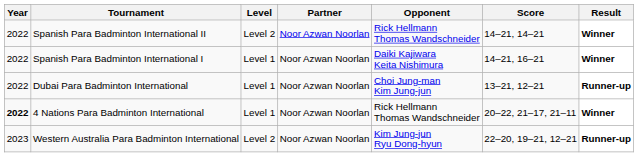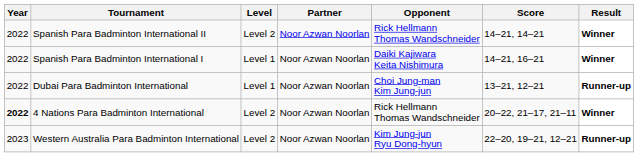(259, 112) Level 1 -> (259, 112) Level 2
